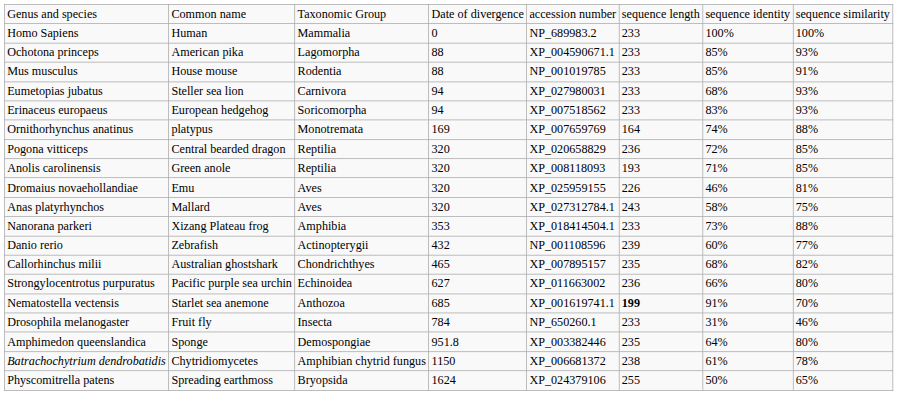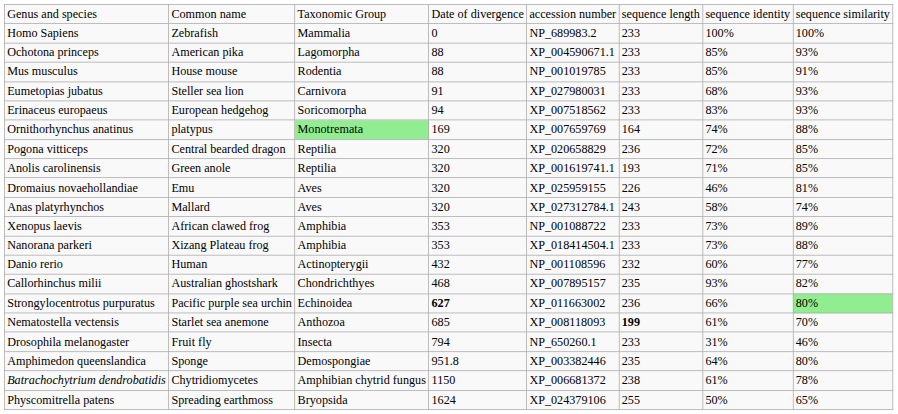(189, 33) Human -> (195, 33) Zebrafish
(438, 91) 94 -> (438, 91) 91
(330, 129) no background -> (330, 129) lightgreen background
(567, 168) XP_008118093 -> (572, 168) XP_001619741.1
(807, 206) 75% -> (807, 206) 74%
+ row: (44, 226)
(195, 245) Zebrafish -> (189, 264) Human
(631, 245) 239 -> (631, 264) 232
(441, 264) 465 -> (441, 284) 468
(717, 264) 68% -> (717, 284) 93%
(441, 284) normal -> (441, 303) bold
(807, 284) no background -> (807, 303) lightgreen background
(572, 303) XP_001619741.1 -> (567, 322) XP_008118093
(717, 303) 91% -> (717, 322) 61%
(441, 322) 784 -> (441, 341) 794
